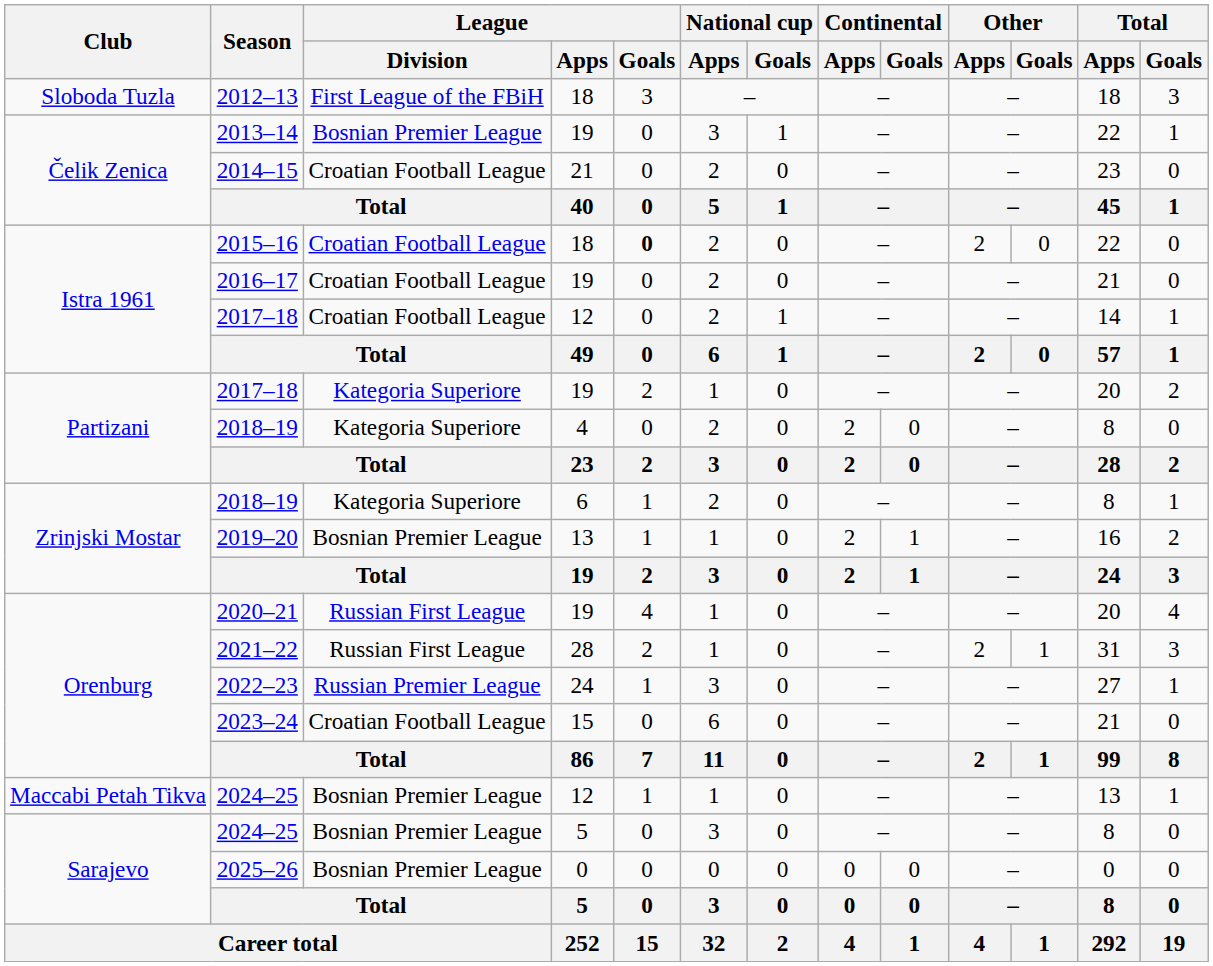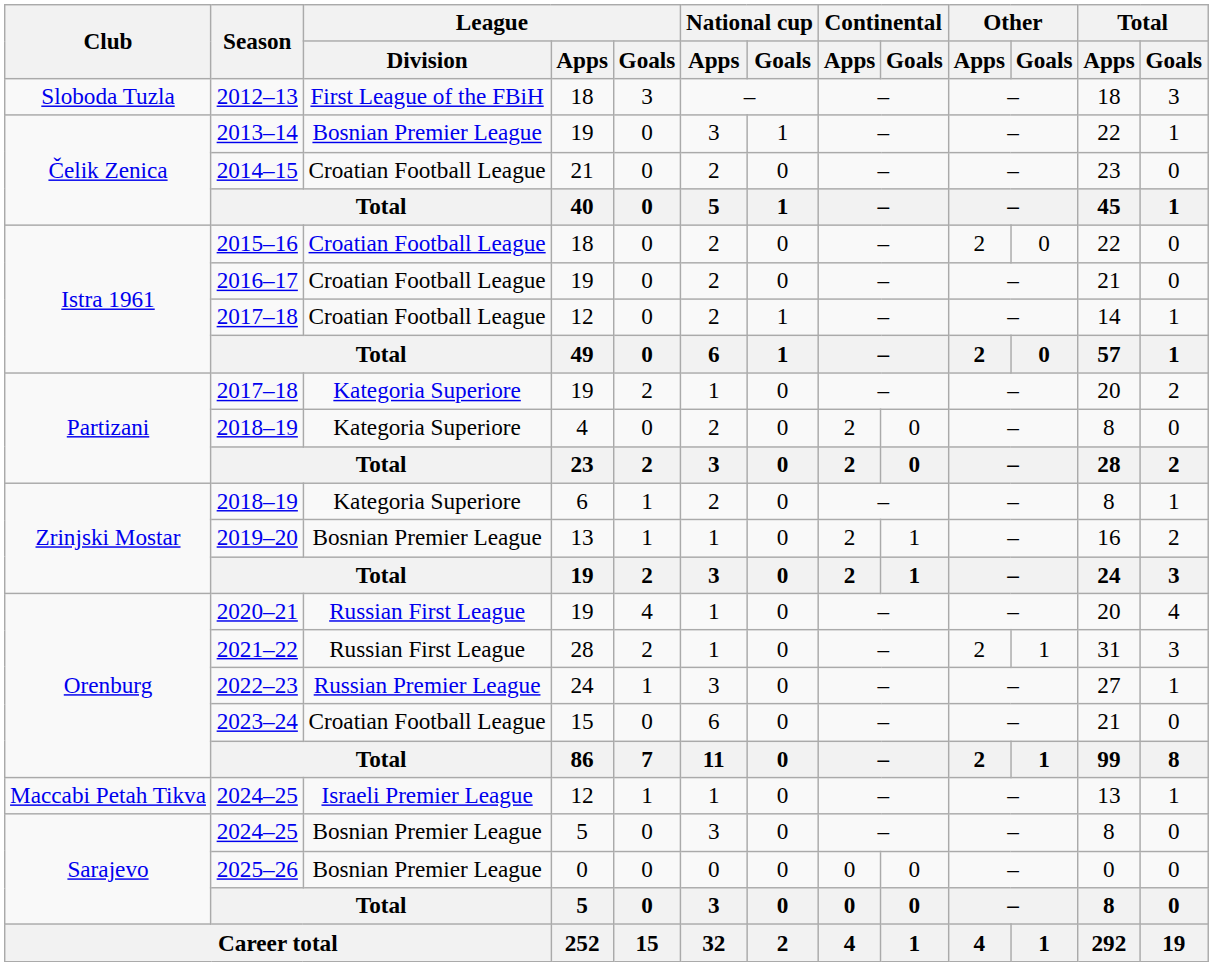(647, 243) bold -> (647, 243) normal
(427, 795) Bosnian Premier League -> (427, 795) Israeli Premier League
